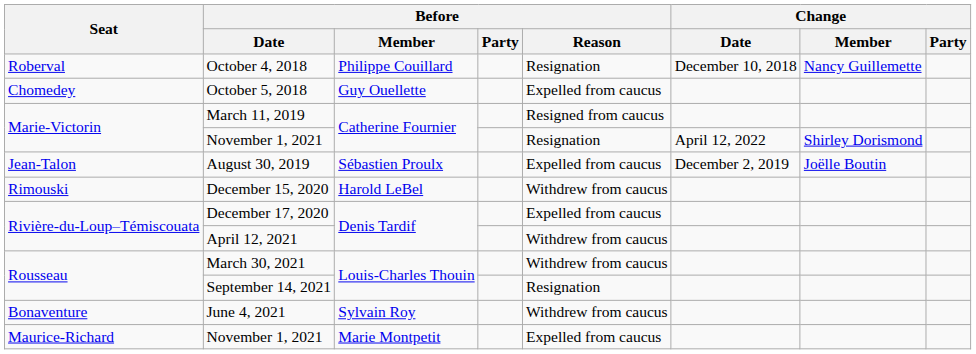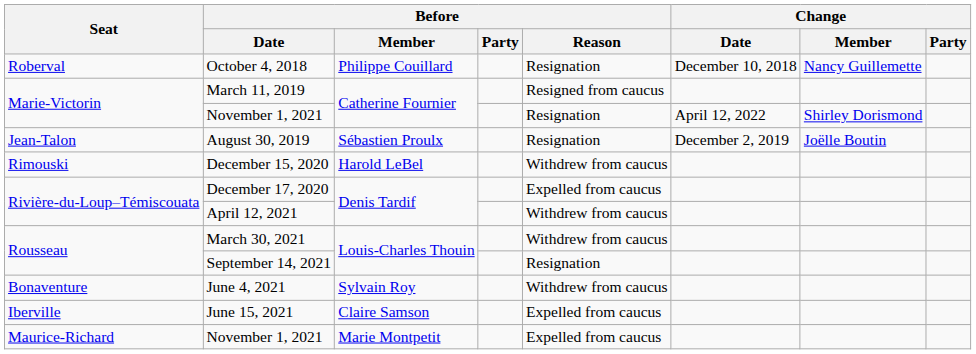- row: (42, 90)
(594, 164) Expelled from caucus -> (563, 139) Resignation
+ row: (34, 312)
